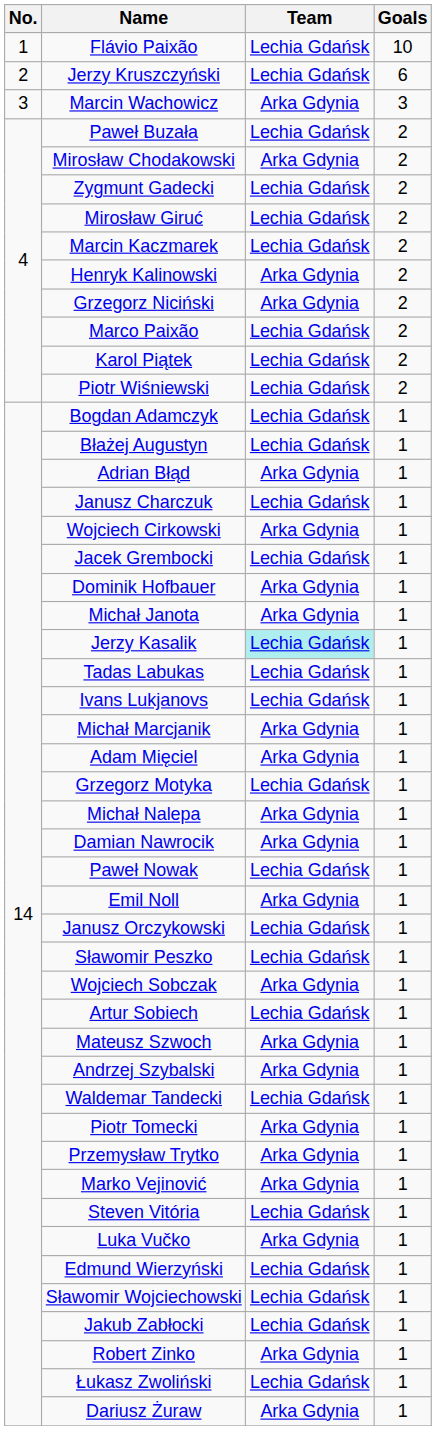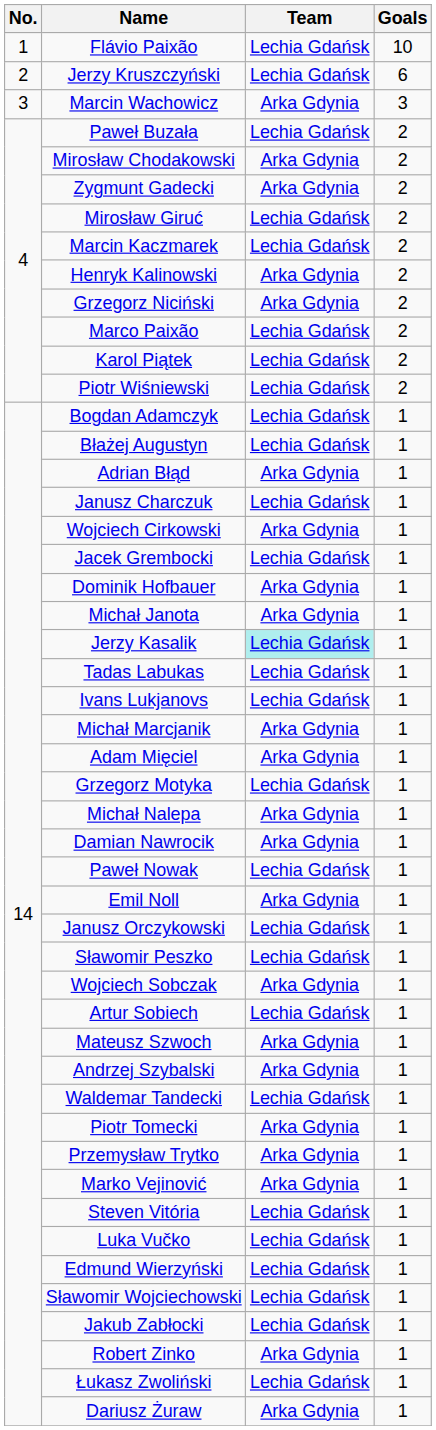(310, 189) Lechia Gdańsk -> (310, 189) Arka Gdynia
(310, 1240) Arka Gdynia -> (310, 1240) Lechia Gdańsk
